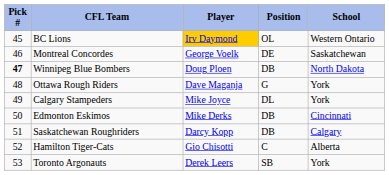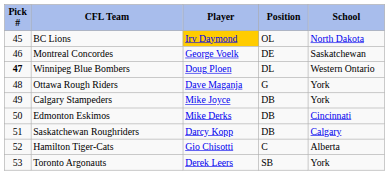(343, 38) Western Ontario -> (337, 38) North Dakota
(268, 69) DB -> (268, 69) DL
(337, 69) North Dakota -> (343, 69) Western Ontario
(268, 100) DL -> (268, 100) DB
